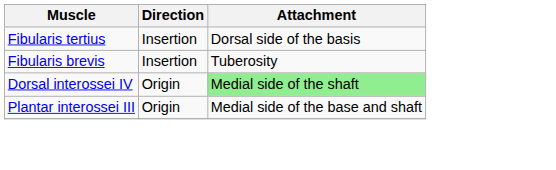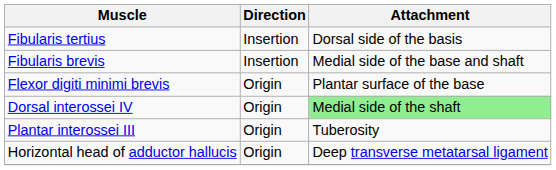(244, 61) Tuberosity -> (418, 61) Medial side of the base and shaft
+ row: (89, 84)
(316, 107) Medial side of the base and shaft -> (346, 130) Tuberosity
+ row: (122, 152)
